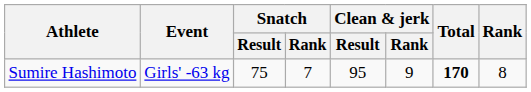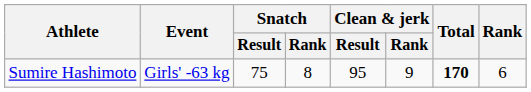(308, 73) 7 -> (308, 73) 8
(502, 73) 8 -> (502, 73) 6
